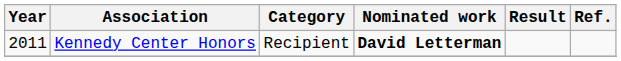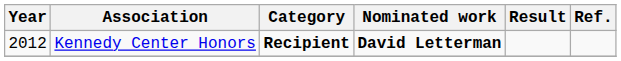(28, 44) 2011 -> (28, 44) 2012
(307, 44) normal -> (307, 44) bold
